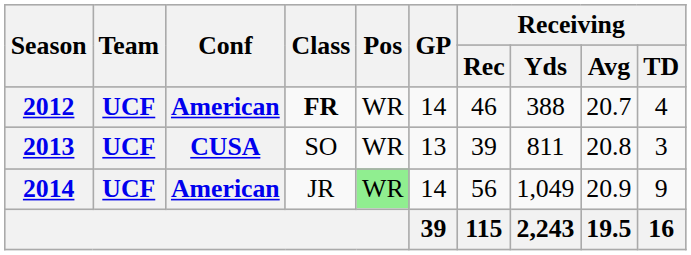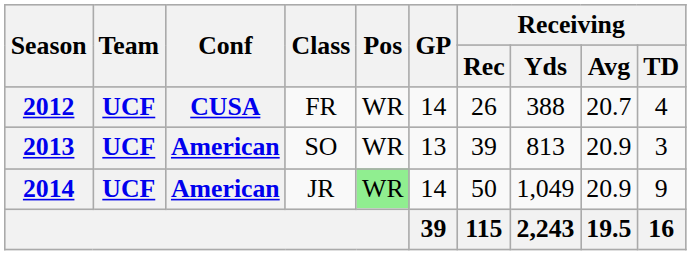(225, 106) American -> (225, 106) CUSA
(321, 106) bold -> (321, 106) normal
(484, 106) 46 -> (484, 106) 26
(225, 147) CUSA -> (225, 147) American
(545, 147) 811 -> (545, 147) 813
(609, 147) 20.8 -> (609, 147) 20.9
(484, 188) 56 -> (484, 188) 50
